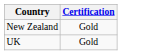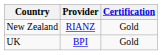+ column: (80, 12)
